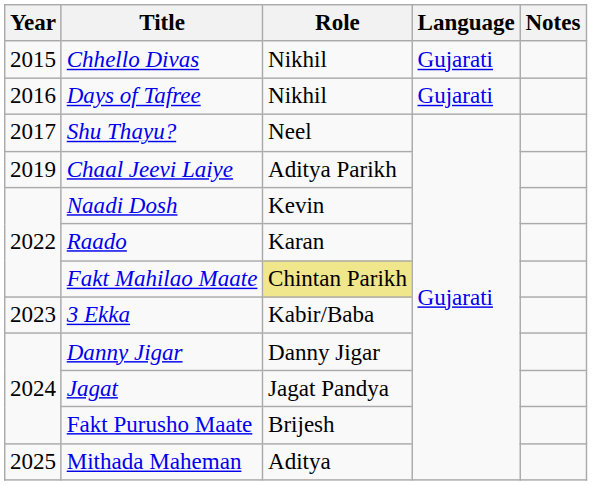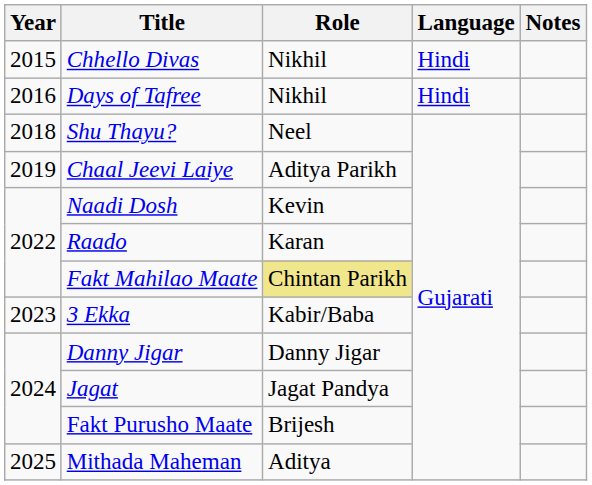(455, 59) Gujarati -> (444, 59) Hindi
(455, 95) Gujarati -> (444, 95) Hindi
(33, 132) 2017 -> (33, 132) 2018
